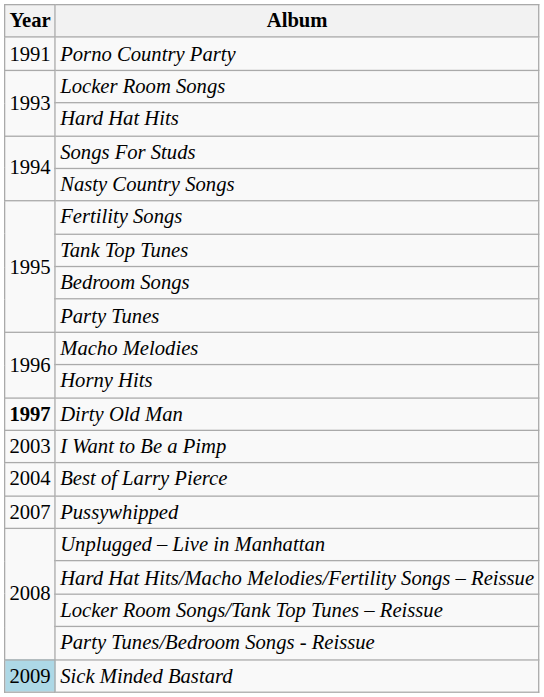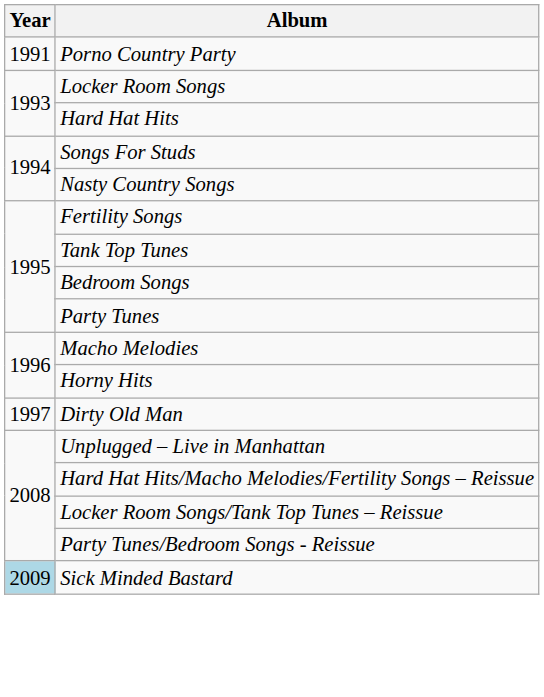(30, 413) bold -> (30, 413) normal
- row: (143, 446)
- row: (144, 479)
- row: (119, 511)
